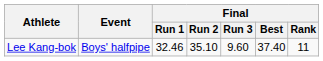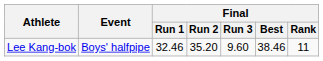(204, 48) 35.10 -> (204, 48) 35.20
(271, 48) 37.40 -> (271, 48) 38.46
